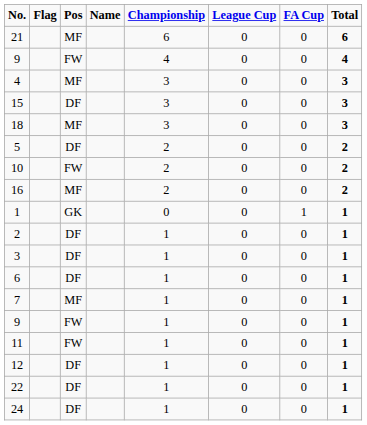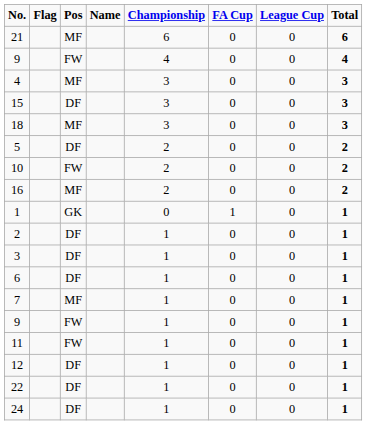columns swapped: (244, 15) <-> (304, 15)
